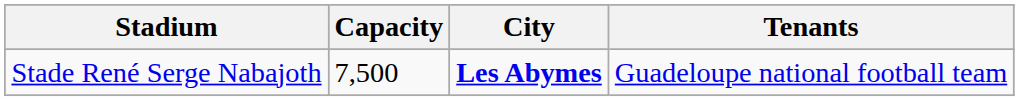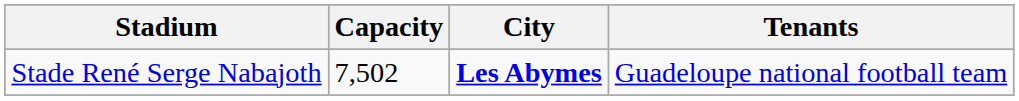(366, 71) 7,500 -> (366, 71) 7,502
